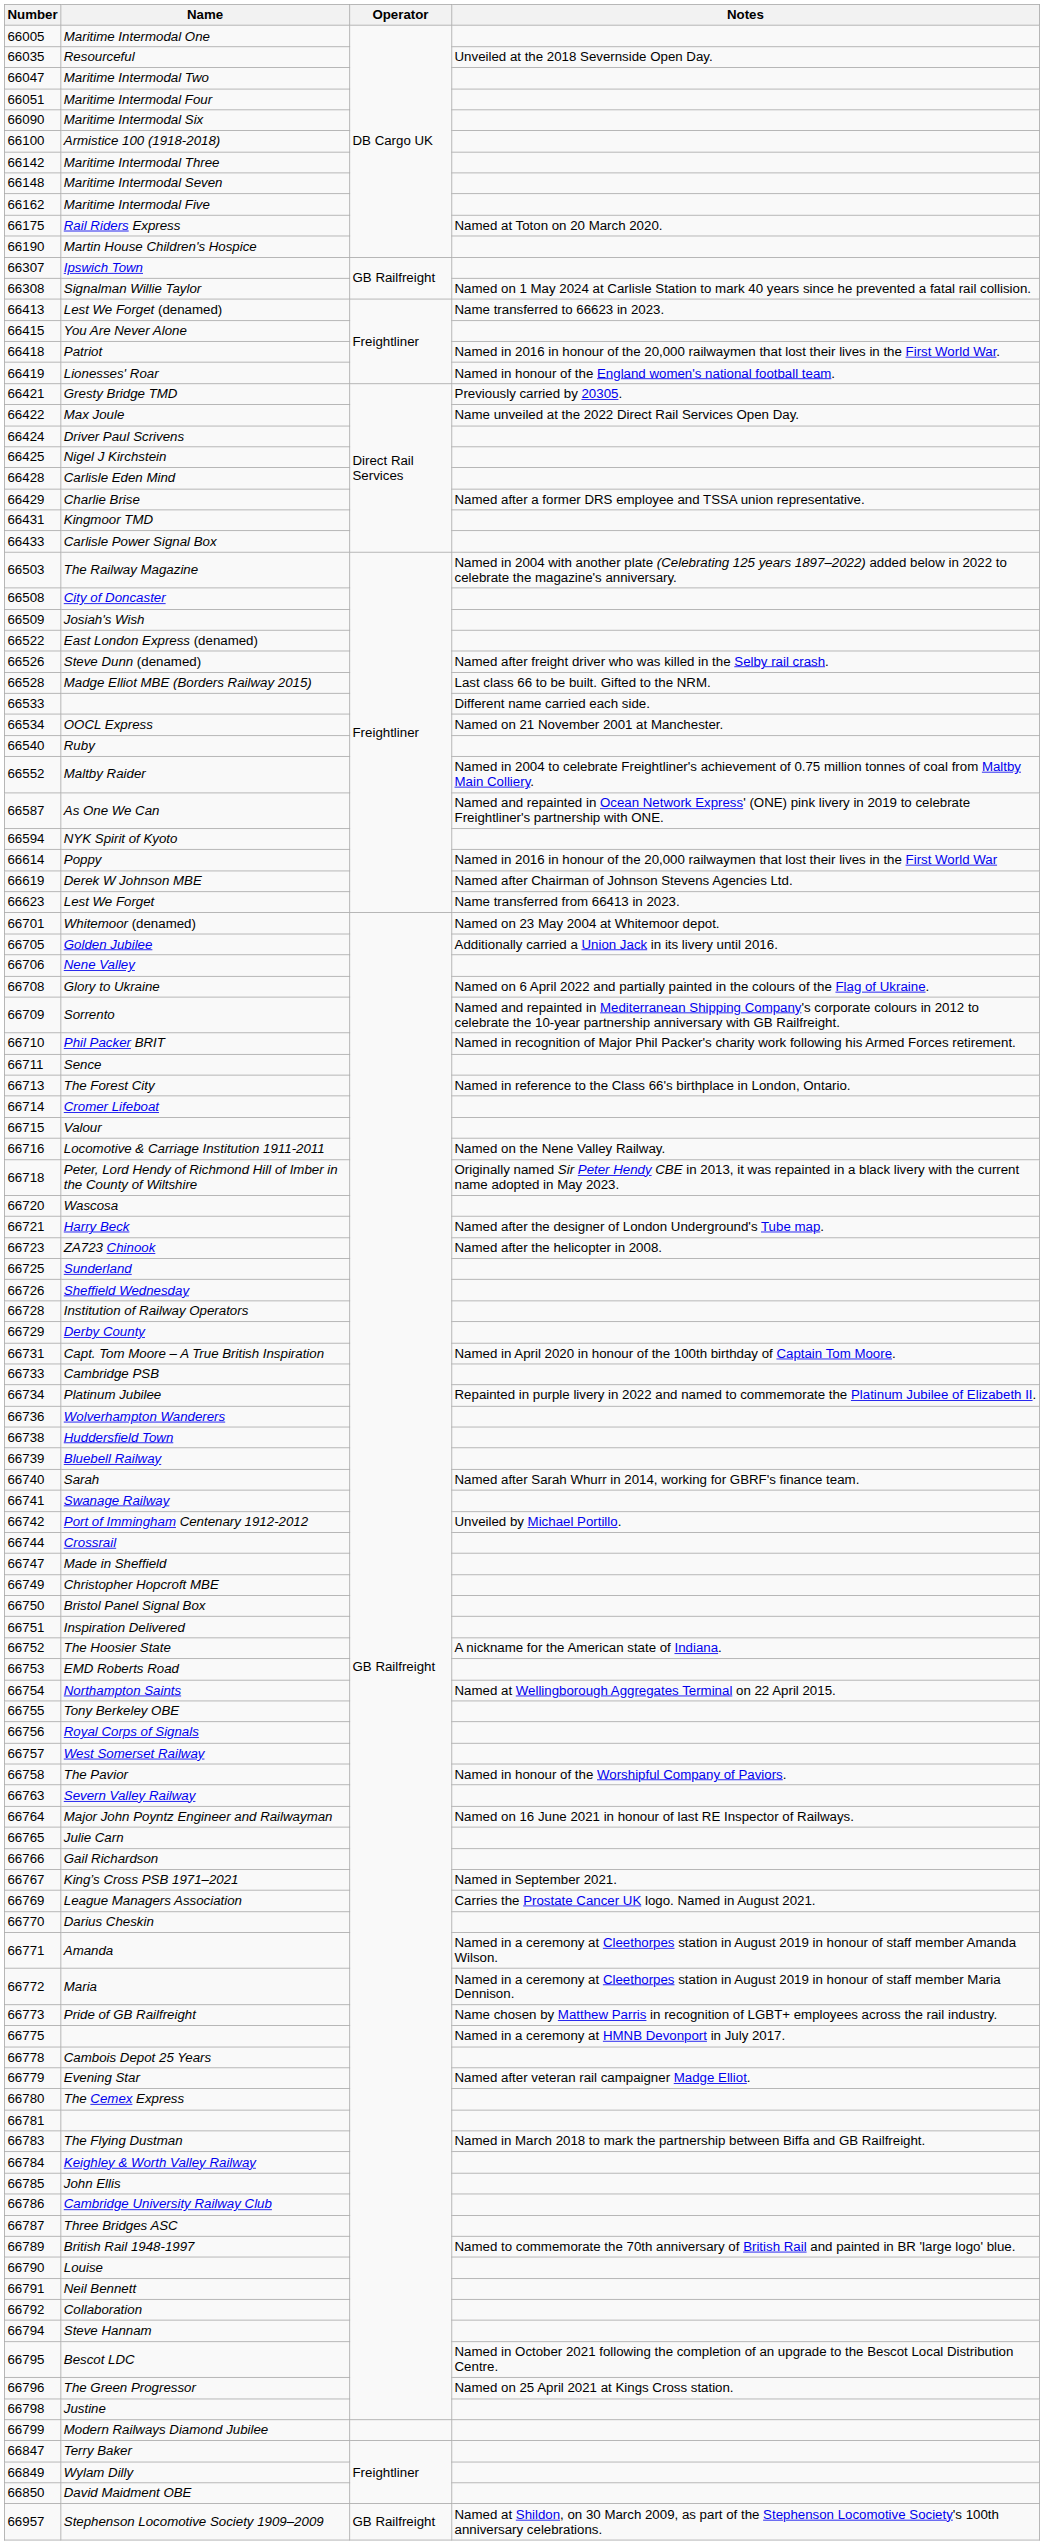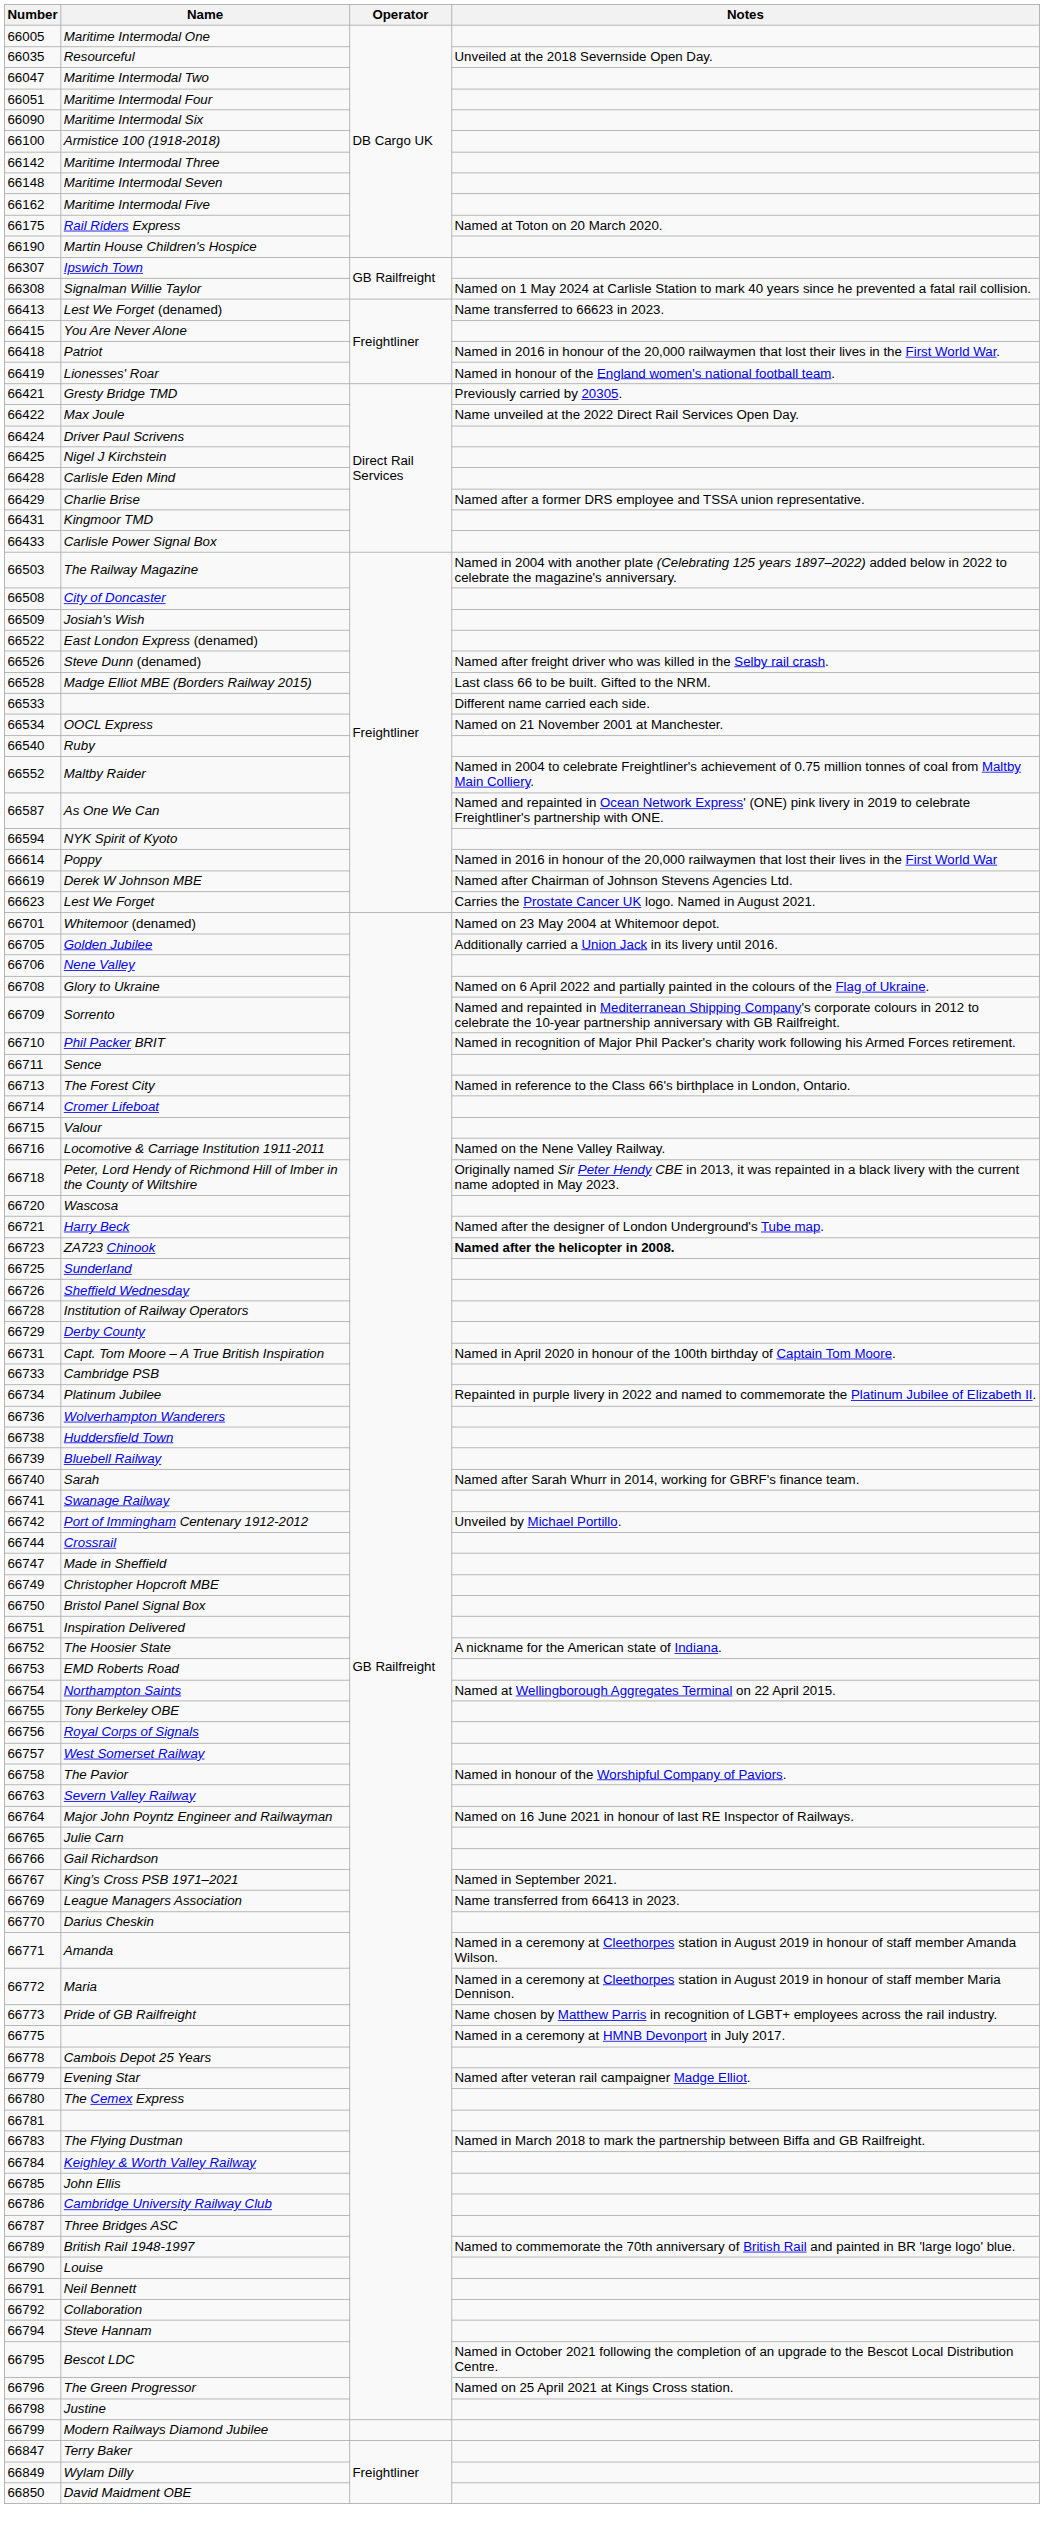(567, 902) Name transferred from 66413 in 2023. -> (635, 902) Carries the Prostate Cancer UK logo. Named in August 2021.
(558, 1248) normal -> (564, 1248) bold
(635, 1900) Carries the Prostate Cancer UK logo. Named in August 2021. -> (567, 1900) Name transferred from 66413 in 2023.
- row: (26, 2521)
